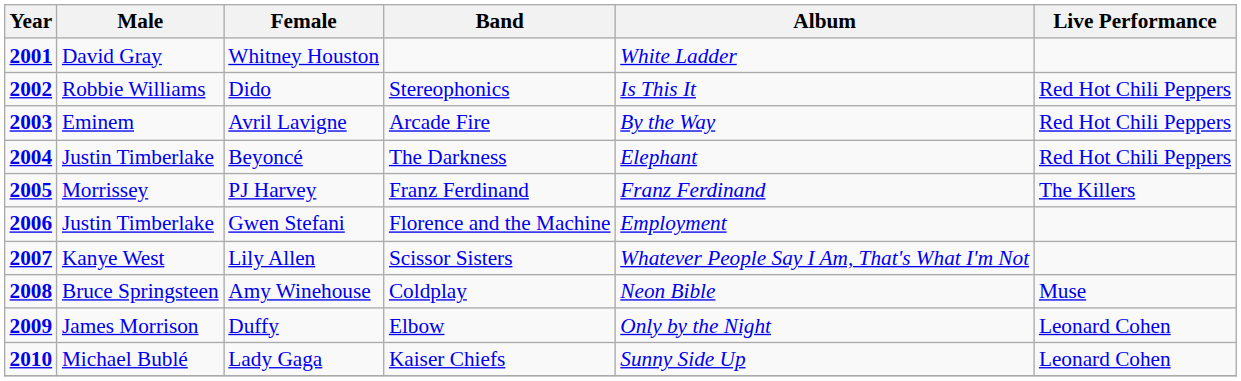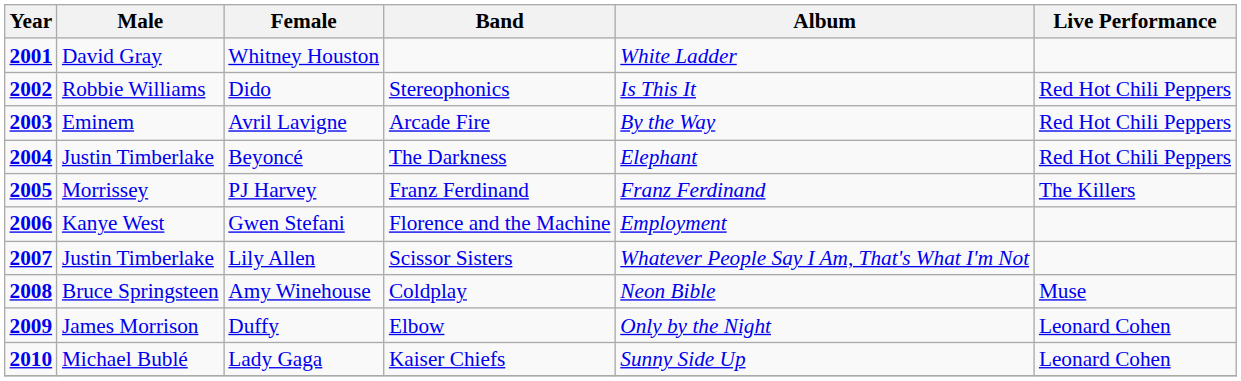(138, 223) Justin Timberlake -> (113, 223) Kanye West
(113, 257) Kanye West -> (138, 257) Justin Timberlake
